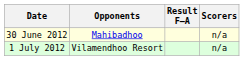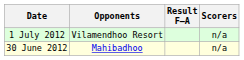rows swapped: (37, 35) <-> (37, 49)
